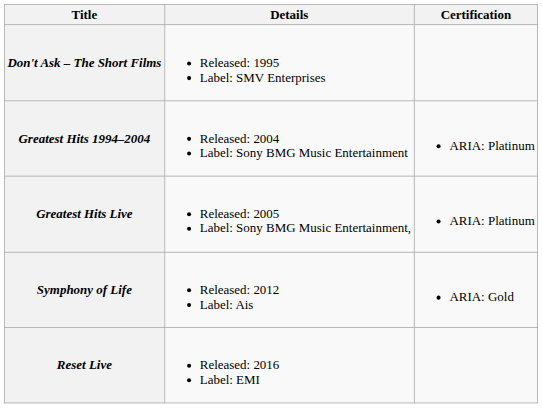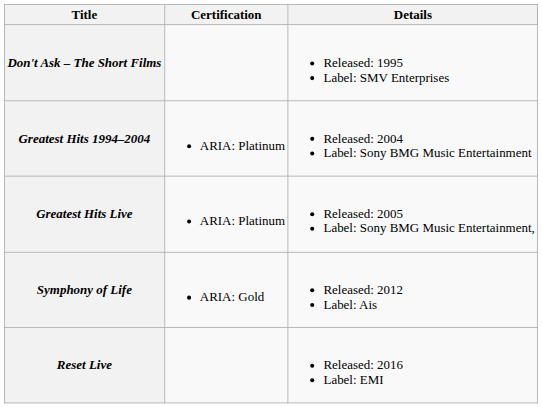columns swapped: (289, 14) <-> (476, 14)
